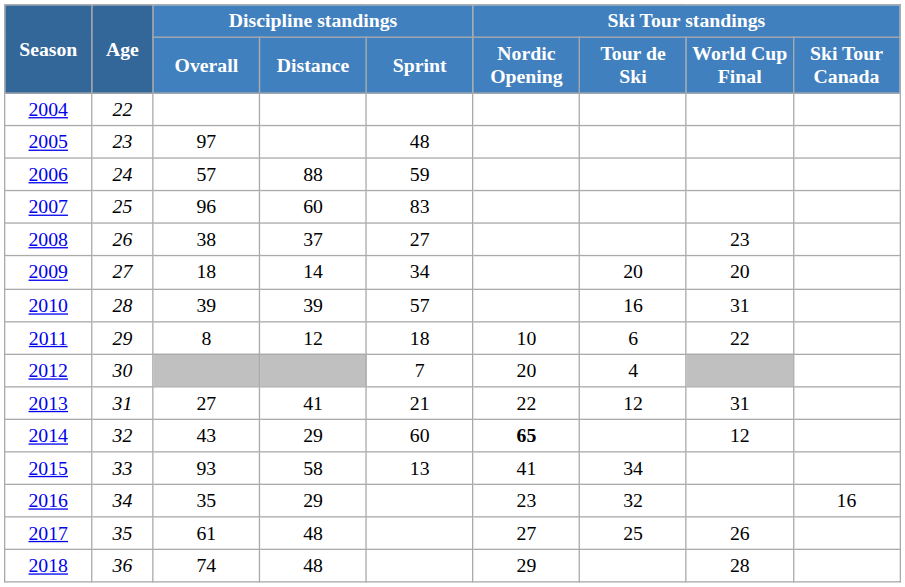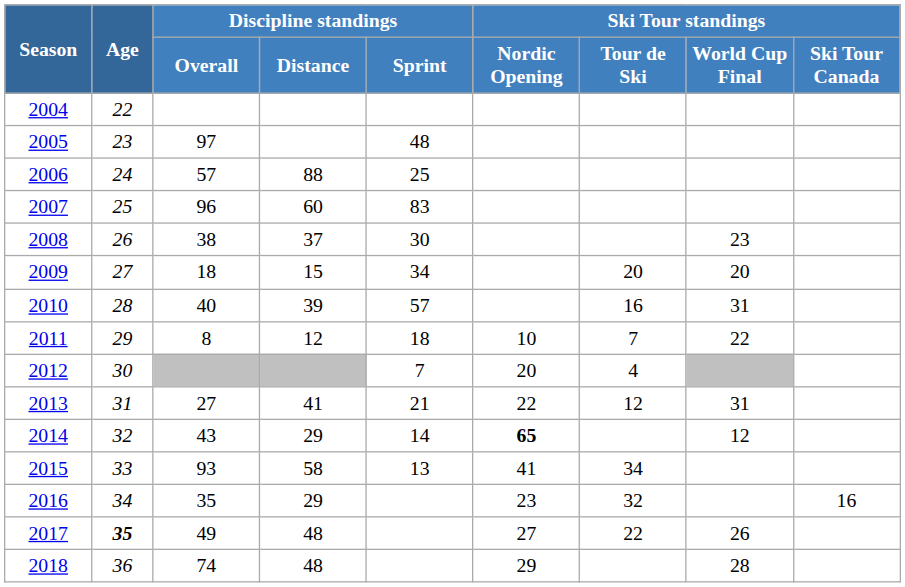(420, 174) 59 -> (420, 174) 25
(420, 239) 27 -> (420, 239) 30
(313, 272) 14 -> (313, 272) 15
(206, 305) 39 -> (206, 305) 40
(633, 337) 6 -> (633, 337) 7
(420, 435) 60 -> (420, 435) 14
(122, 533) normal -> (122, 533) bold
(206, 533) 61 -> (206, 533) 49
(633, 533) 25 -> (633, 533) 22
